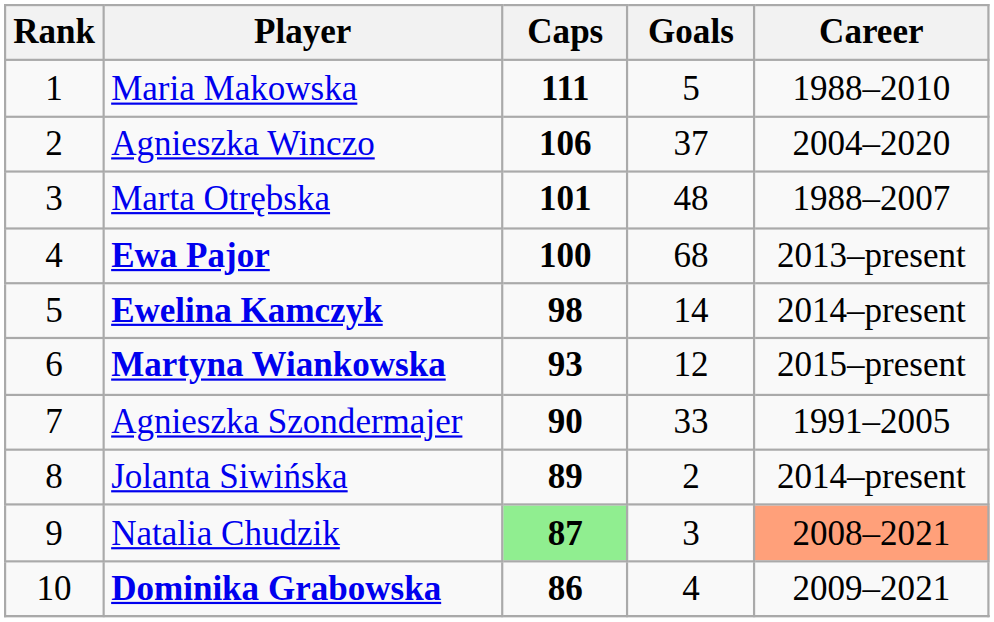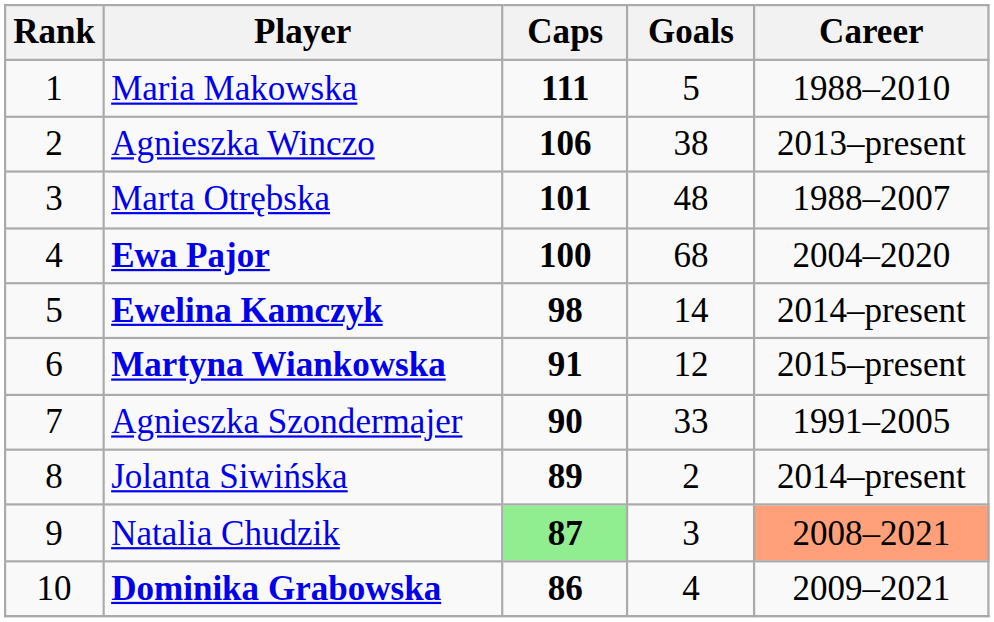(691, 143) 37 -> (691, 143) 38
(871, 143) 2004–2020 -> (871, 143) 2013–present
(871, 254) 2013–present -> (871, 254) 2004–2020
(565, 365) 93 -> (565, 365) 91
